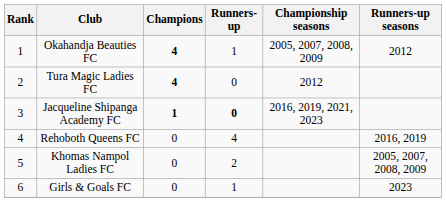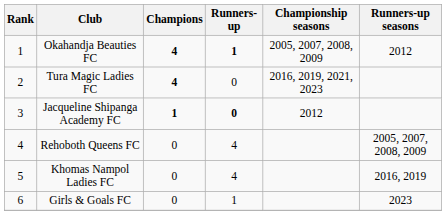(234, 51) normal -> (234, 51) bold
(311, 82) 2012 -> (311, 82) 2016, 2019, 2021, 2023
(311, 113) 2016, 2019, 2021, 2023 -> (311, 113) 2012
(400, 138) 2016, 2019 -> (400, 145) 2005, 2007, 2008, 2009
(234, 163) 2 -> (234, 176) 4
(400, 163) 2005, 2007, 2008, 2009 -> (400, 176) 2016, 2019
